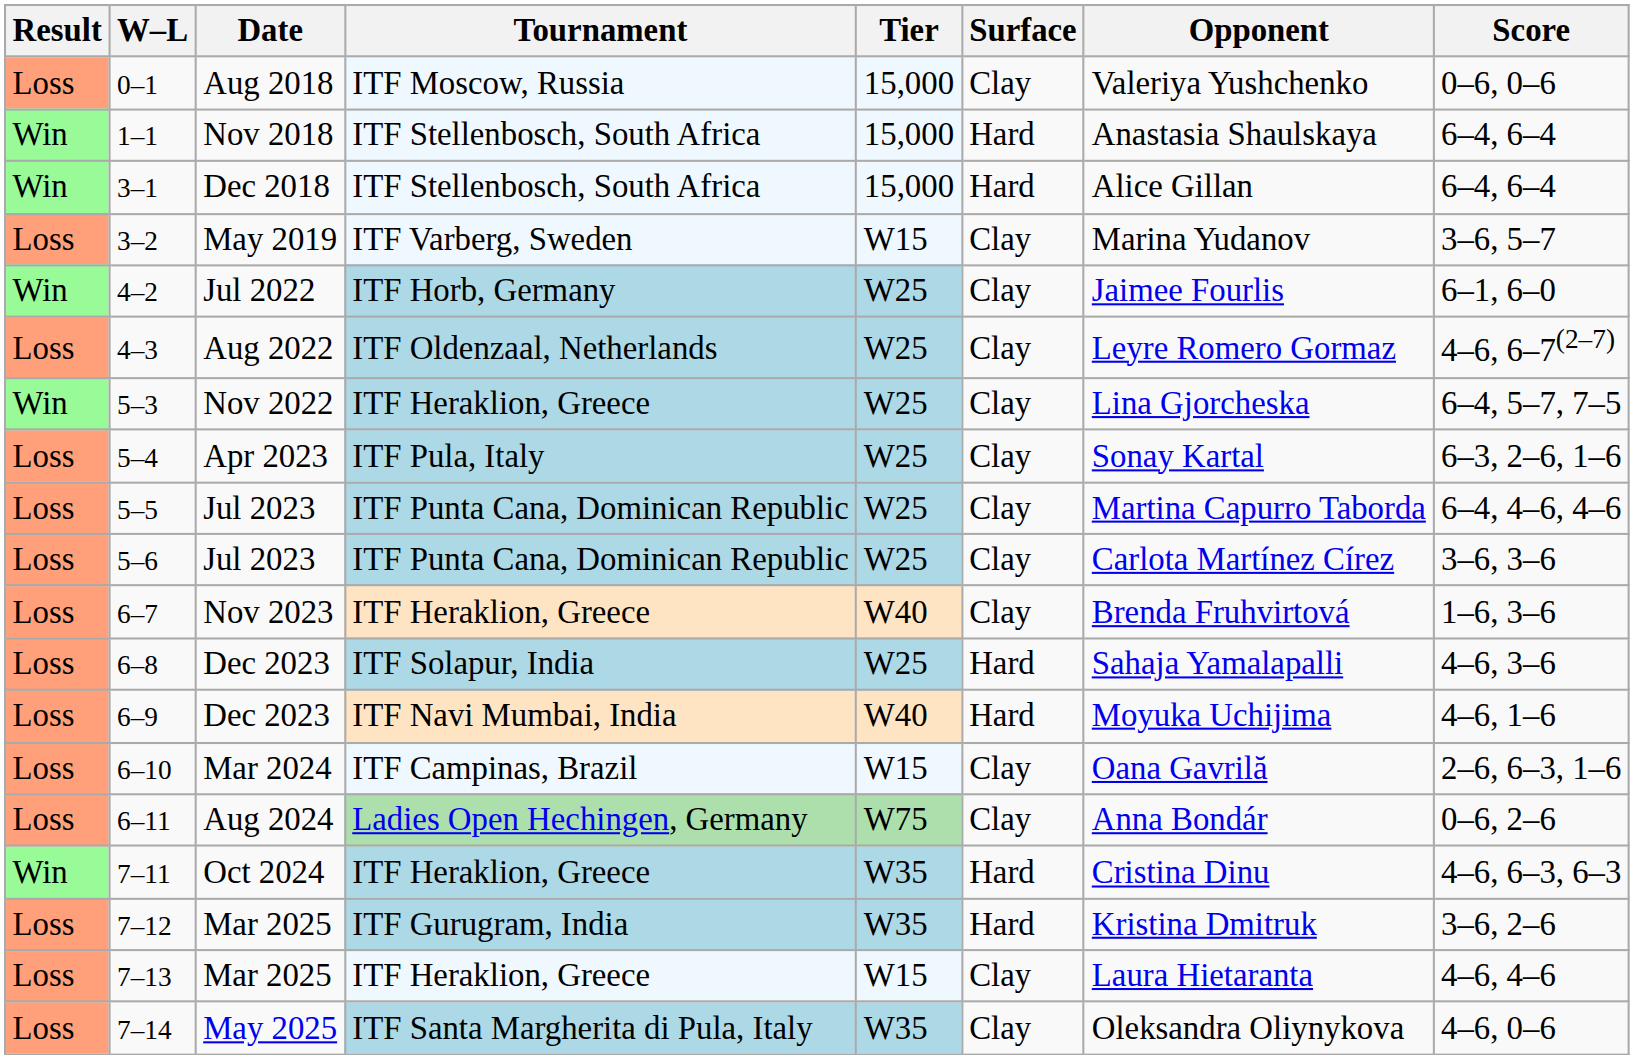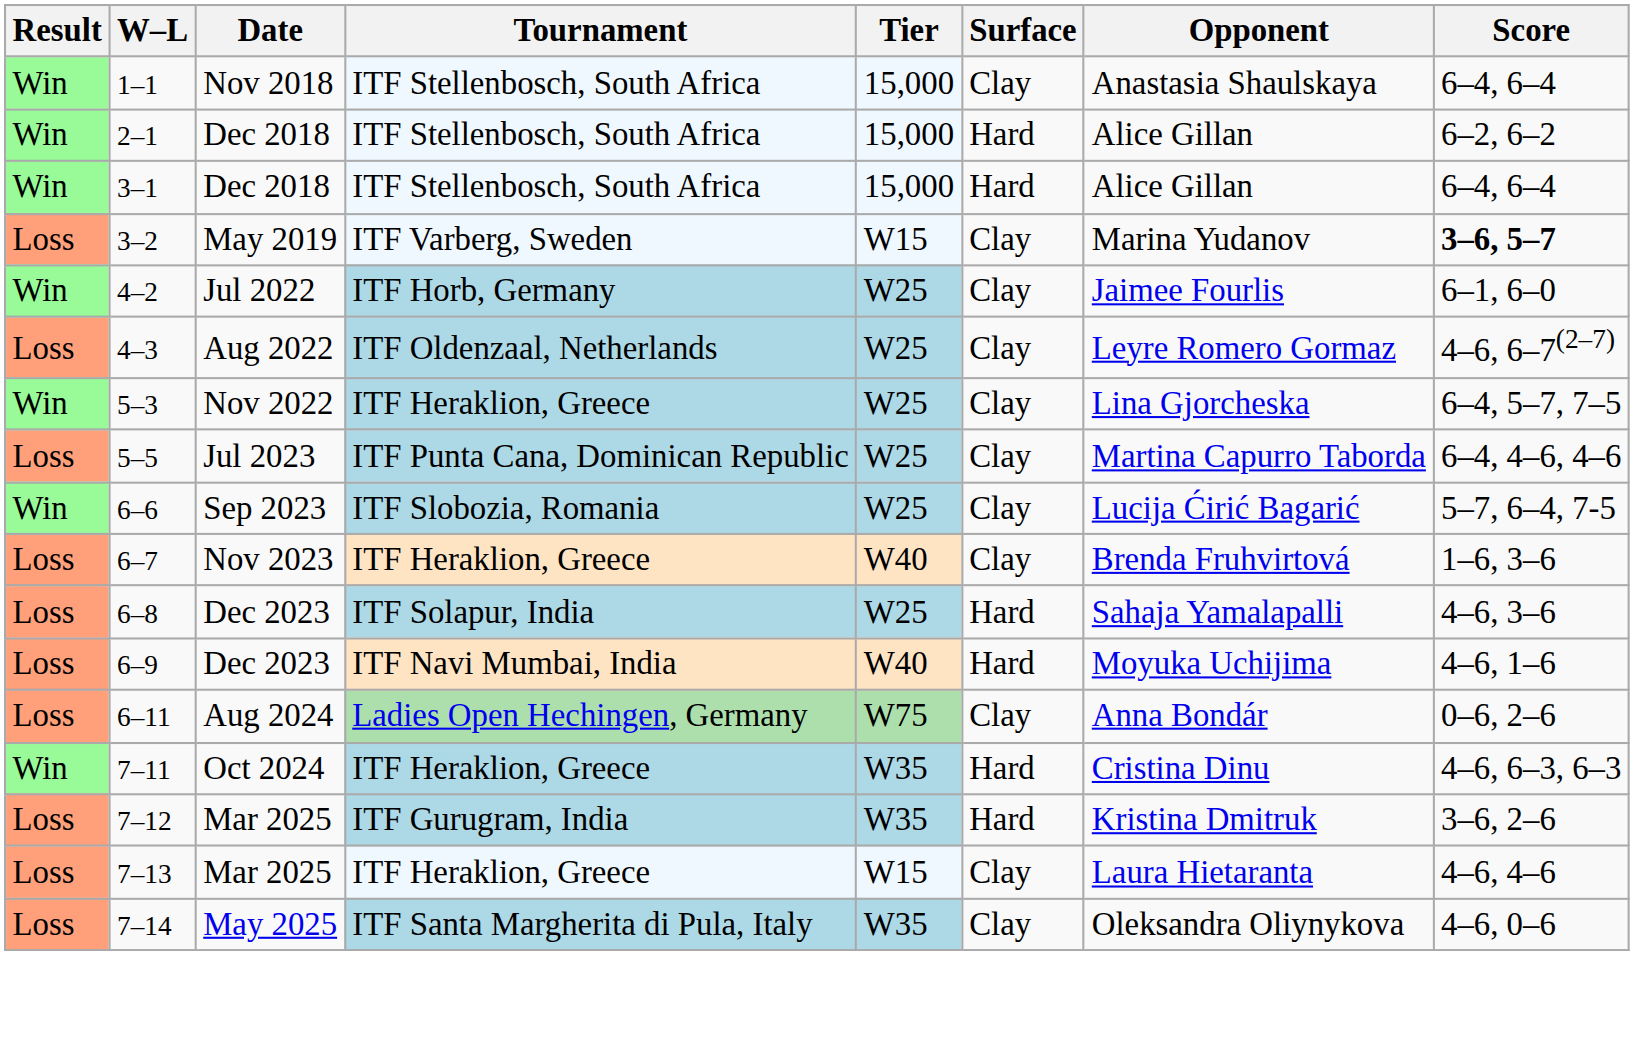- row: (138, 84)
(1002, 134) Hard -> (1000, 82) Clay
+ row: (138, 136)
(1498, 238) normal -> (1498, 238) bold
- row: (138, 457)
- row: (138, 561)
+ row: (138, 509)
- row: (144, 769)
